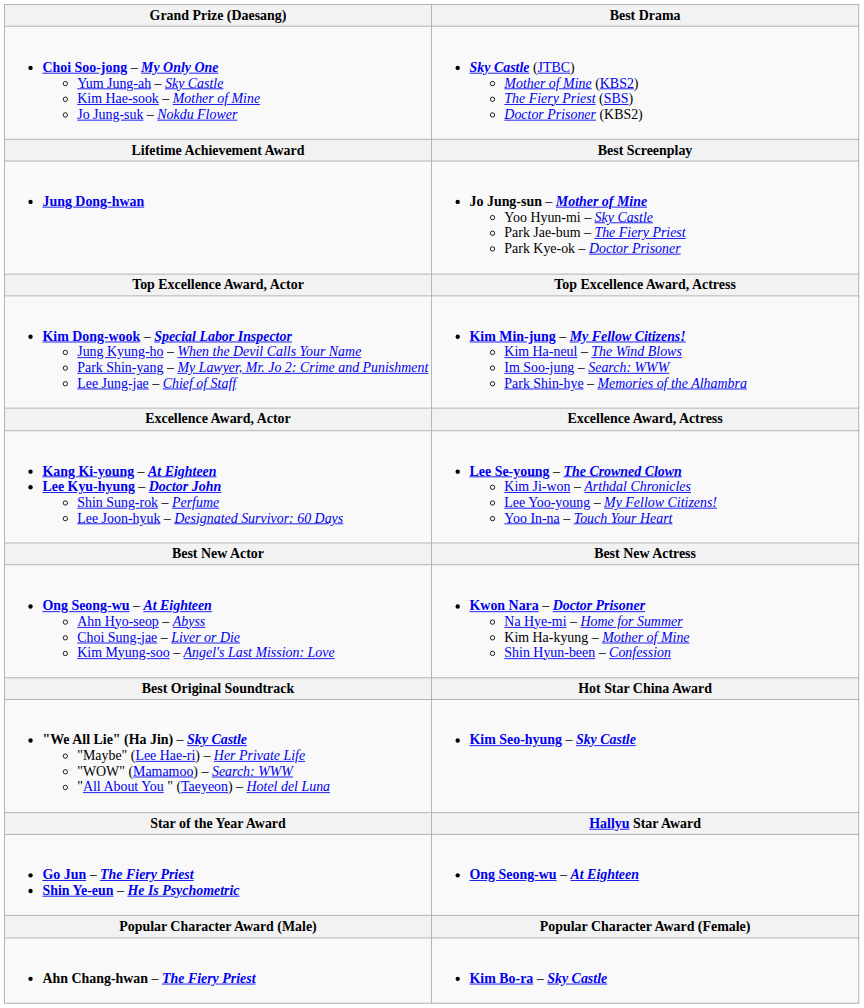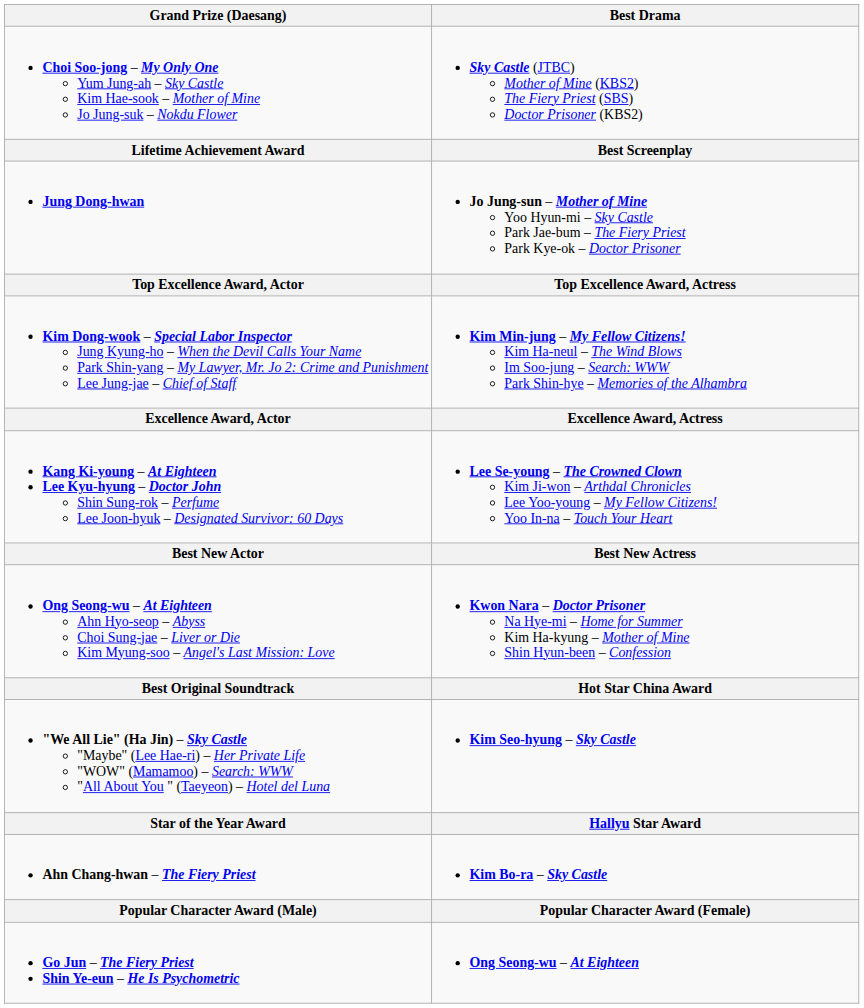rows swapped: (218, 883) <-> (218, 978)
